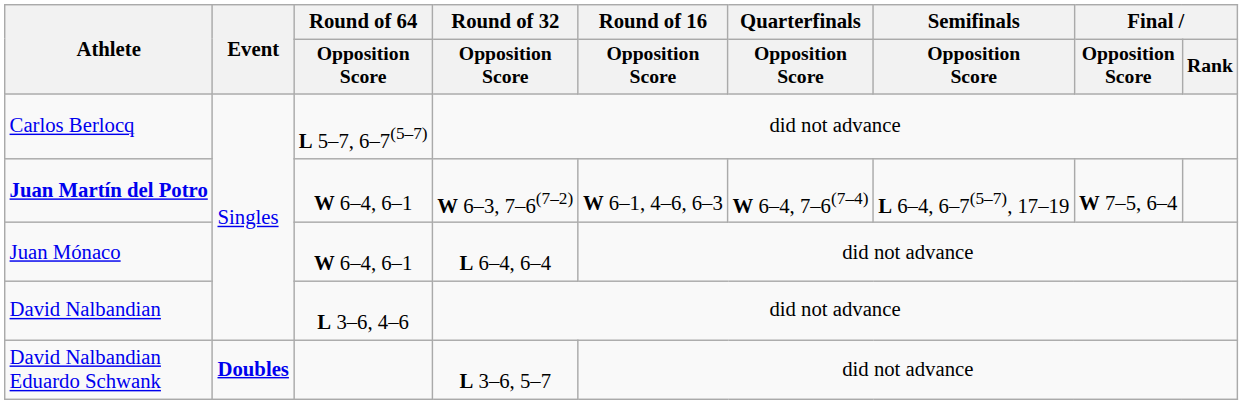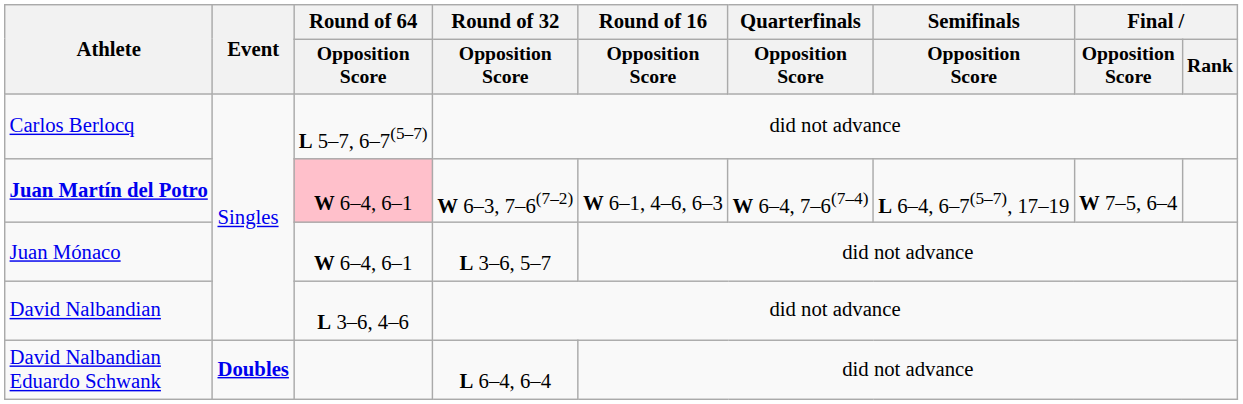(363, 202) no background -> (363, 202) pink background
(505, 264) L 6–4, 6–4 -> (505, 264) L 3–6, 5–7
(505, 381) L 3–6, 5–7 -> (505, 381) L 6–4, 6–4
